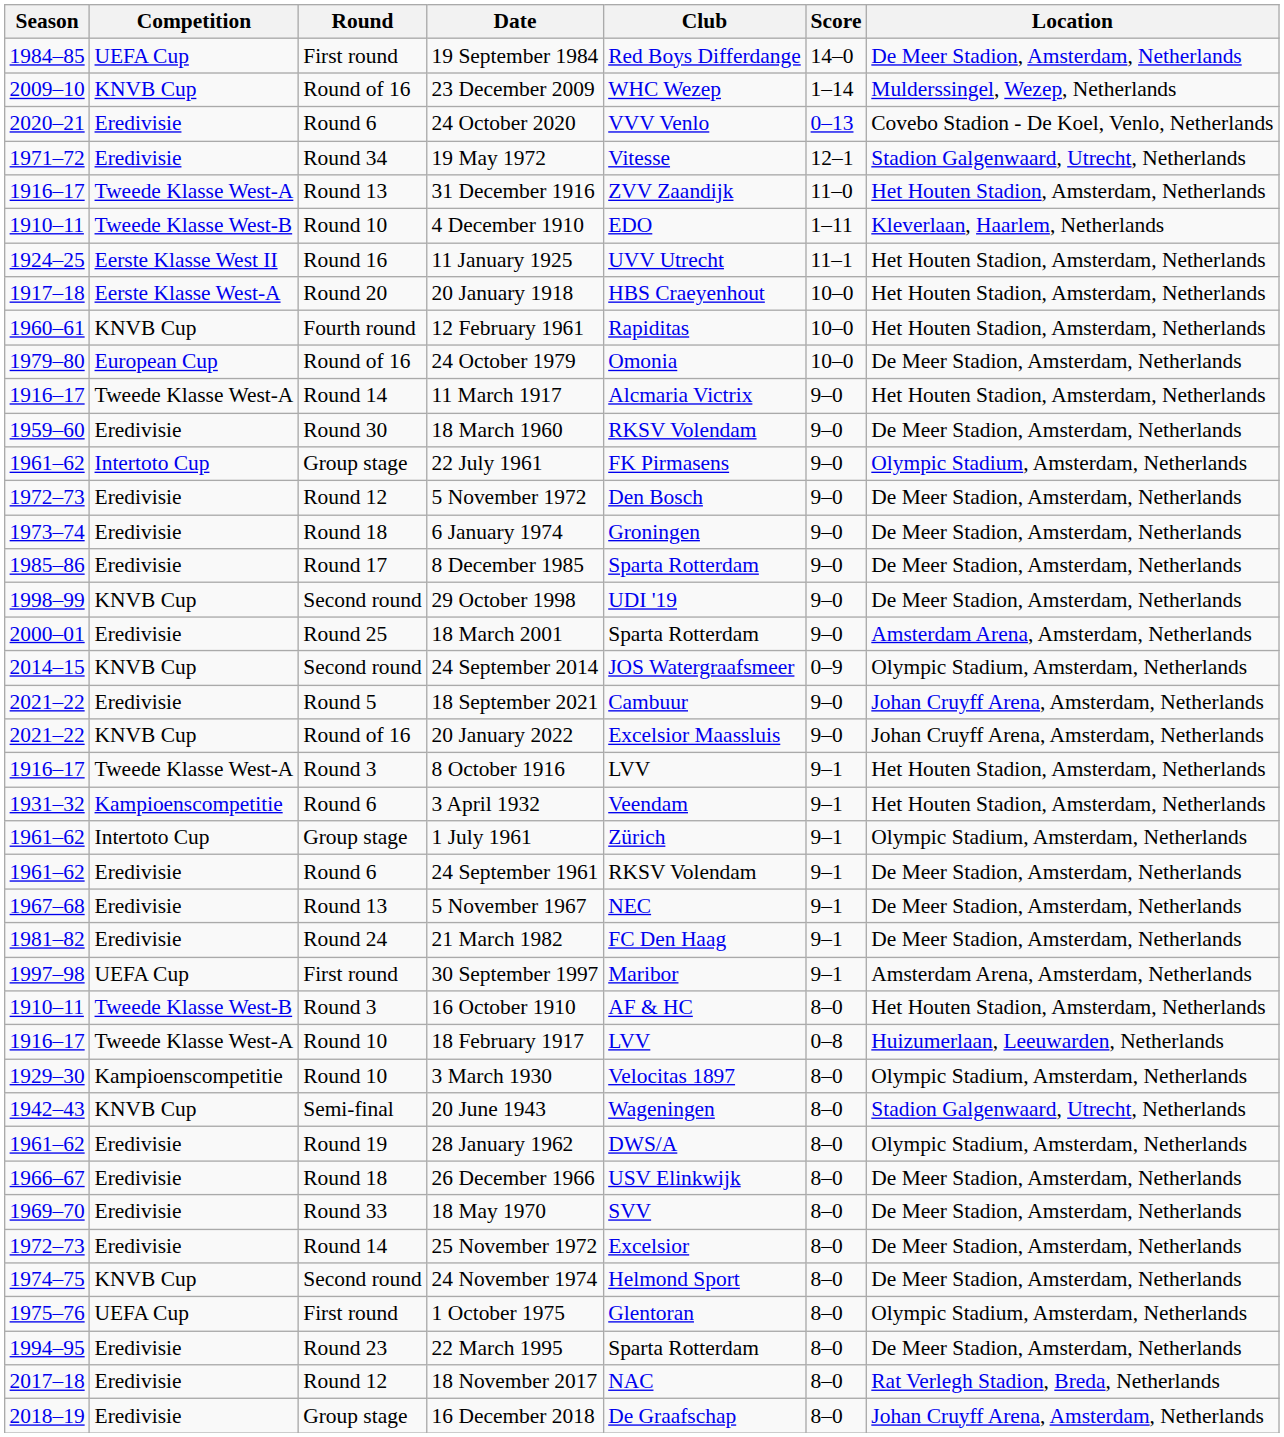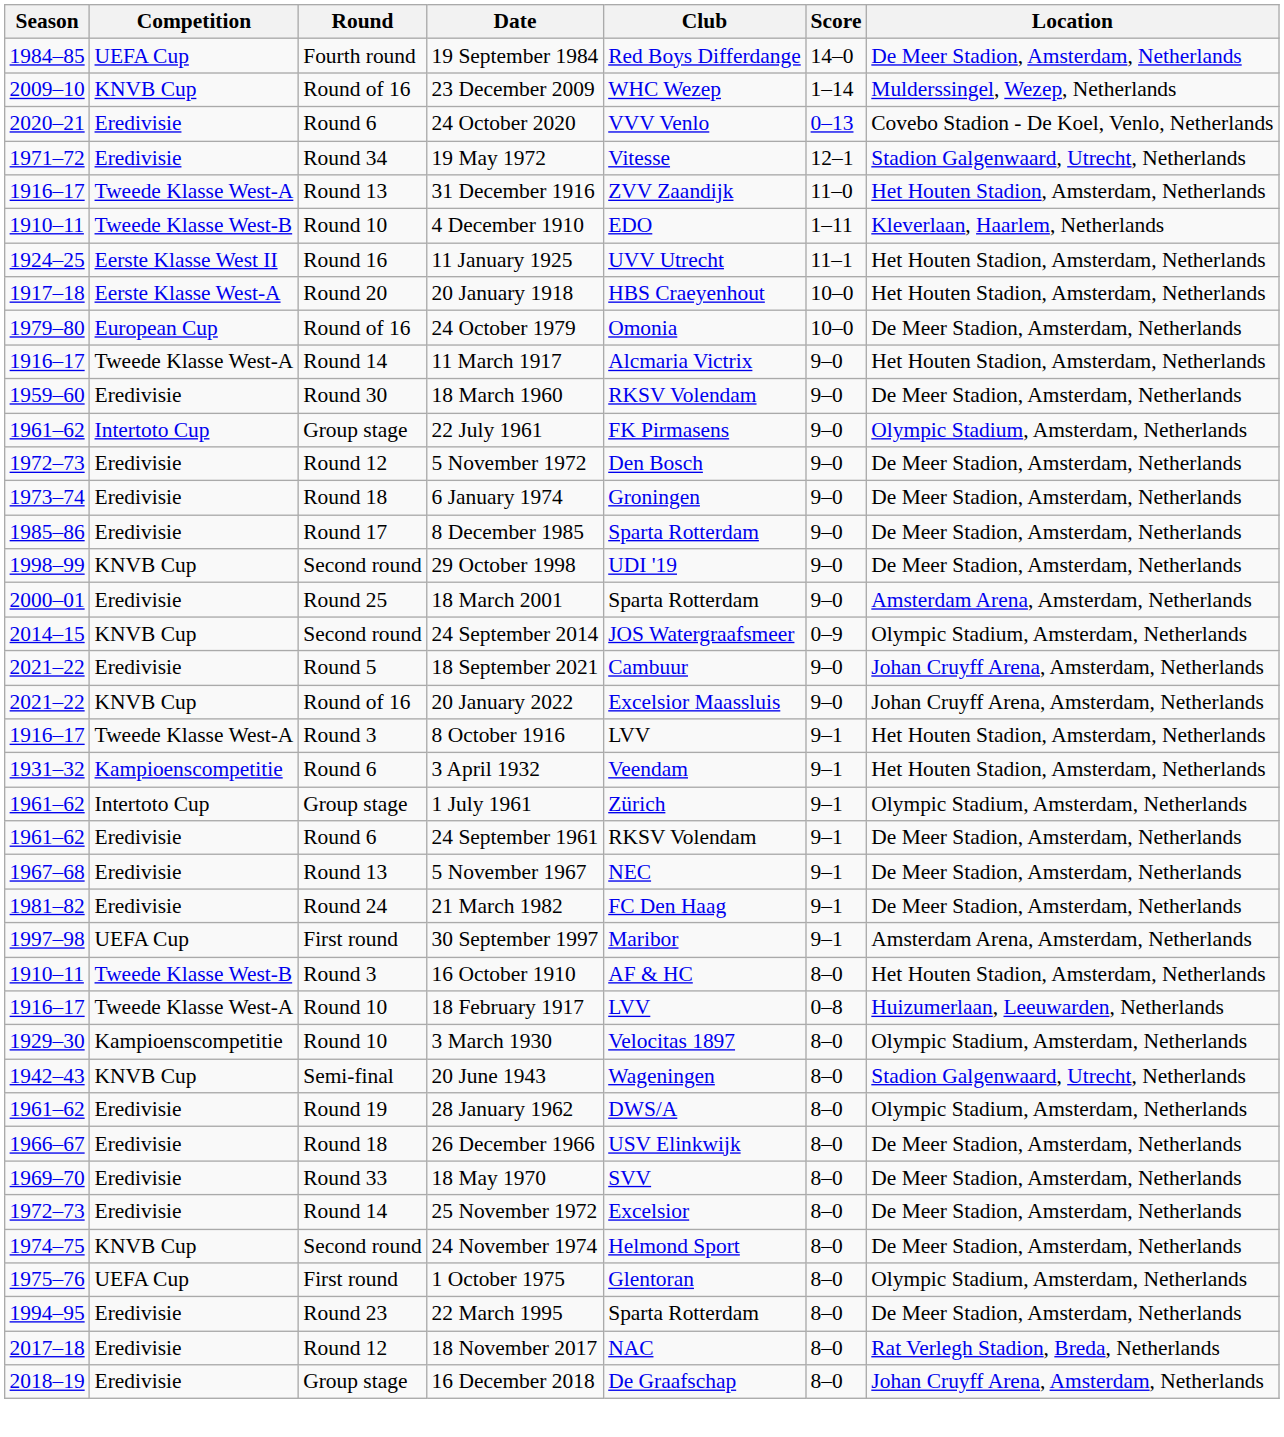(351, 55) First round -> (359, 55) Fourth round
- row: (508, 327)
